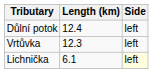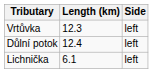rows swapped: (32, 28) <-> (24, 44)
(131, 60) lightyellow background -> (131, 60) no background
